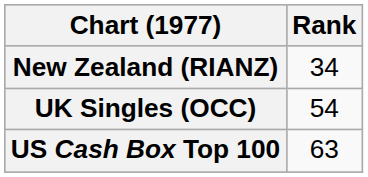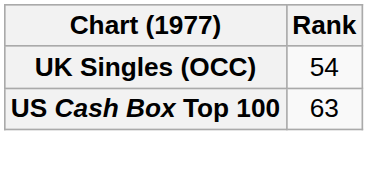- row: (145, 66)
